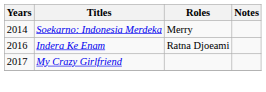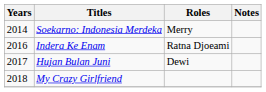+ row: (73, 62)
(17, 62) 2017 -> (17, 78) 2018
